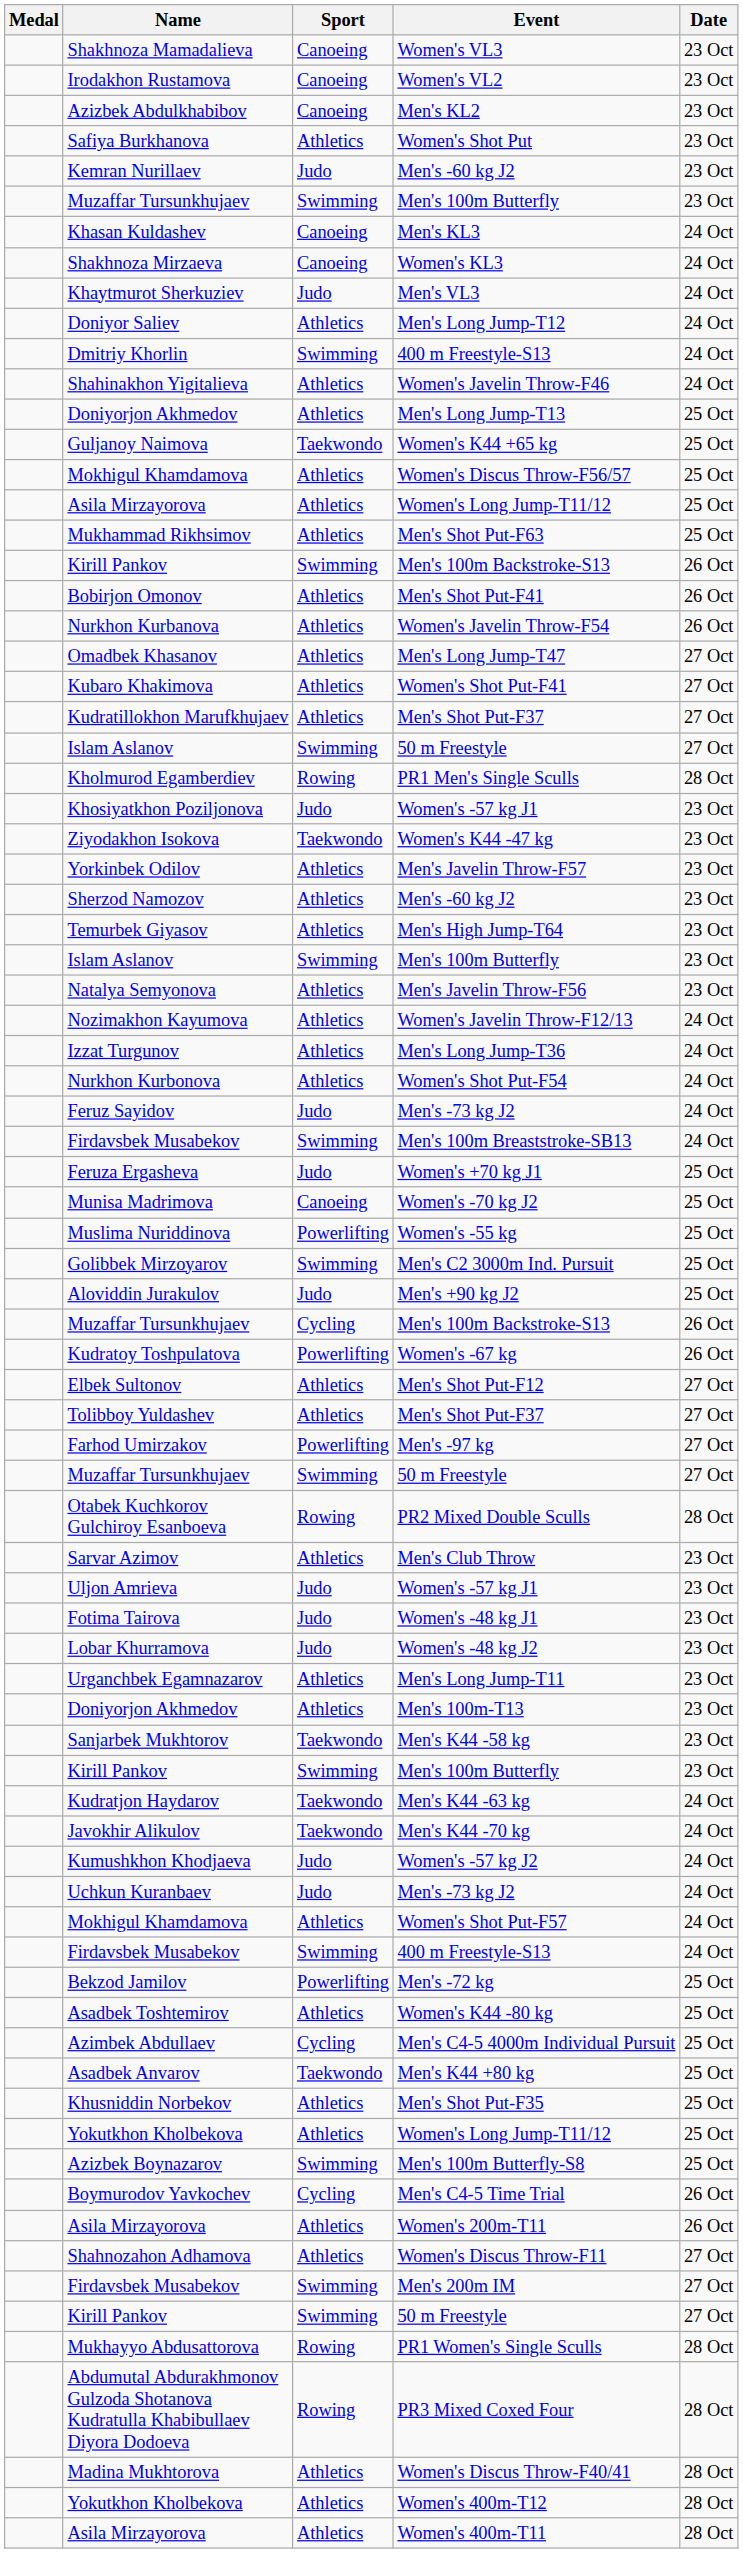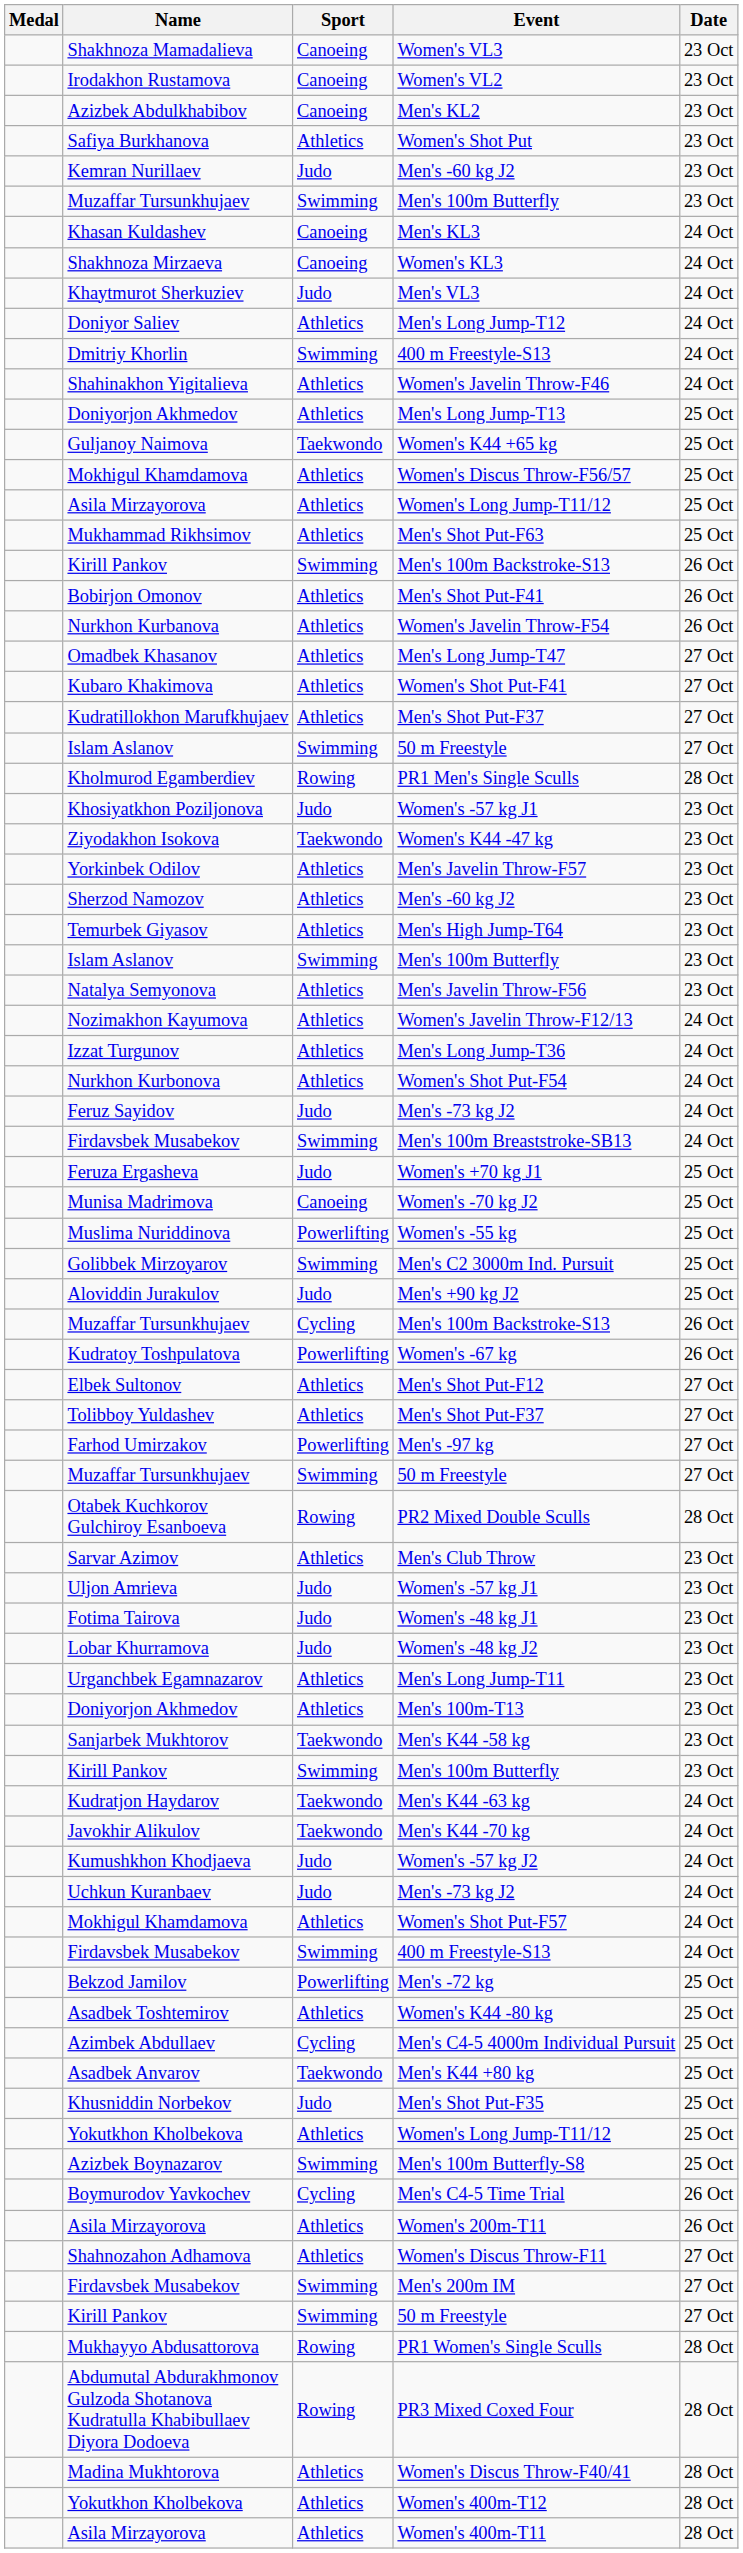(330, 2103) Athletics -> (314, 2103) Judo
